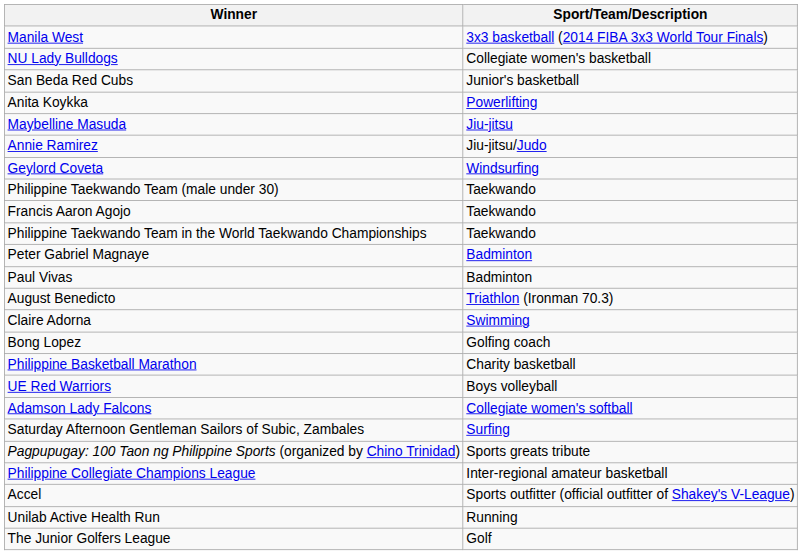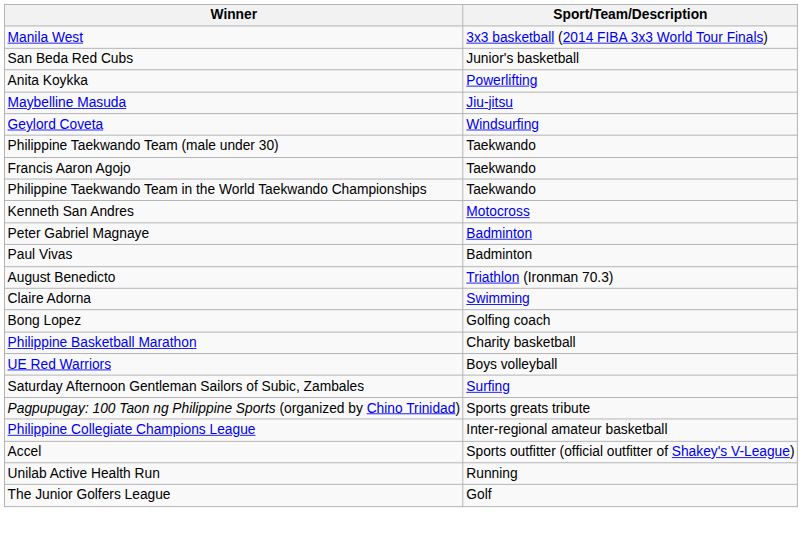- row: (63, 59)
- row: (53, 146)
+ row: (71, 211)
- row: (79, 408)
